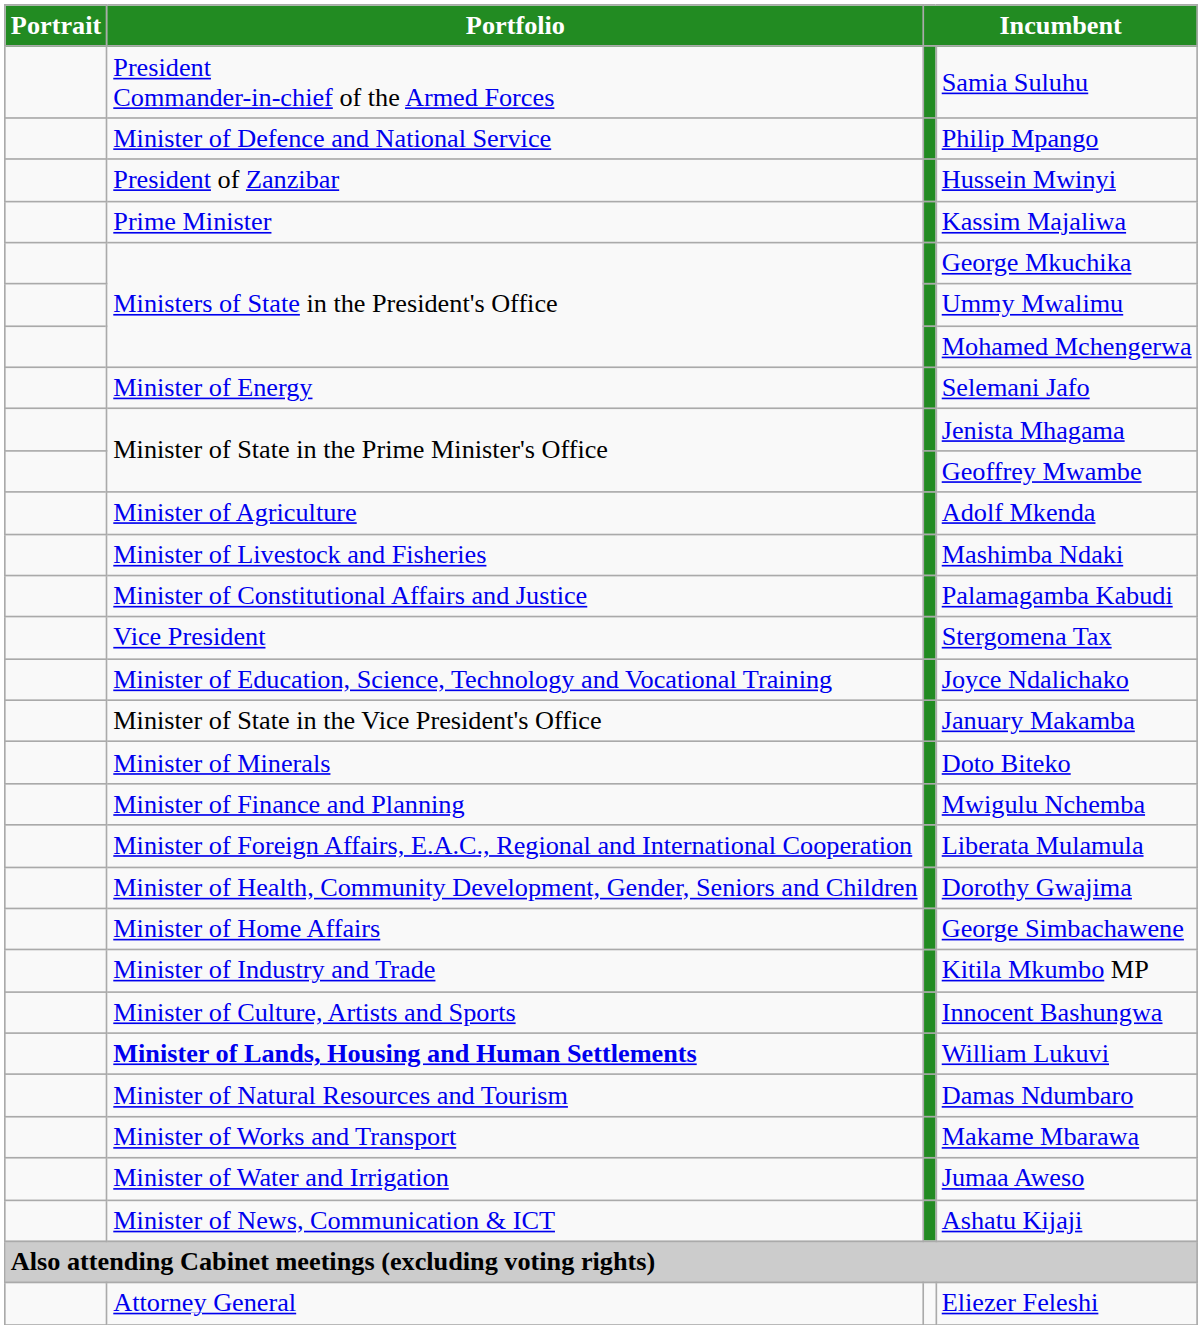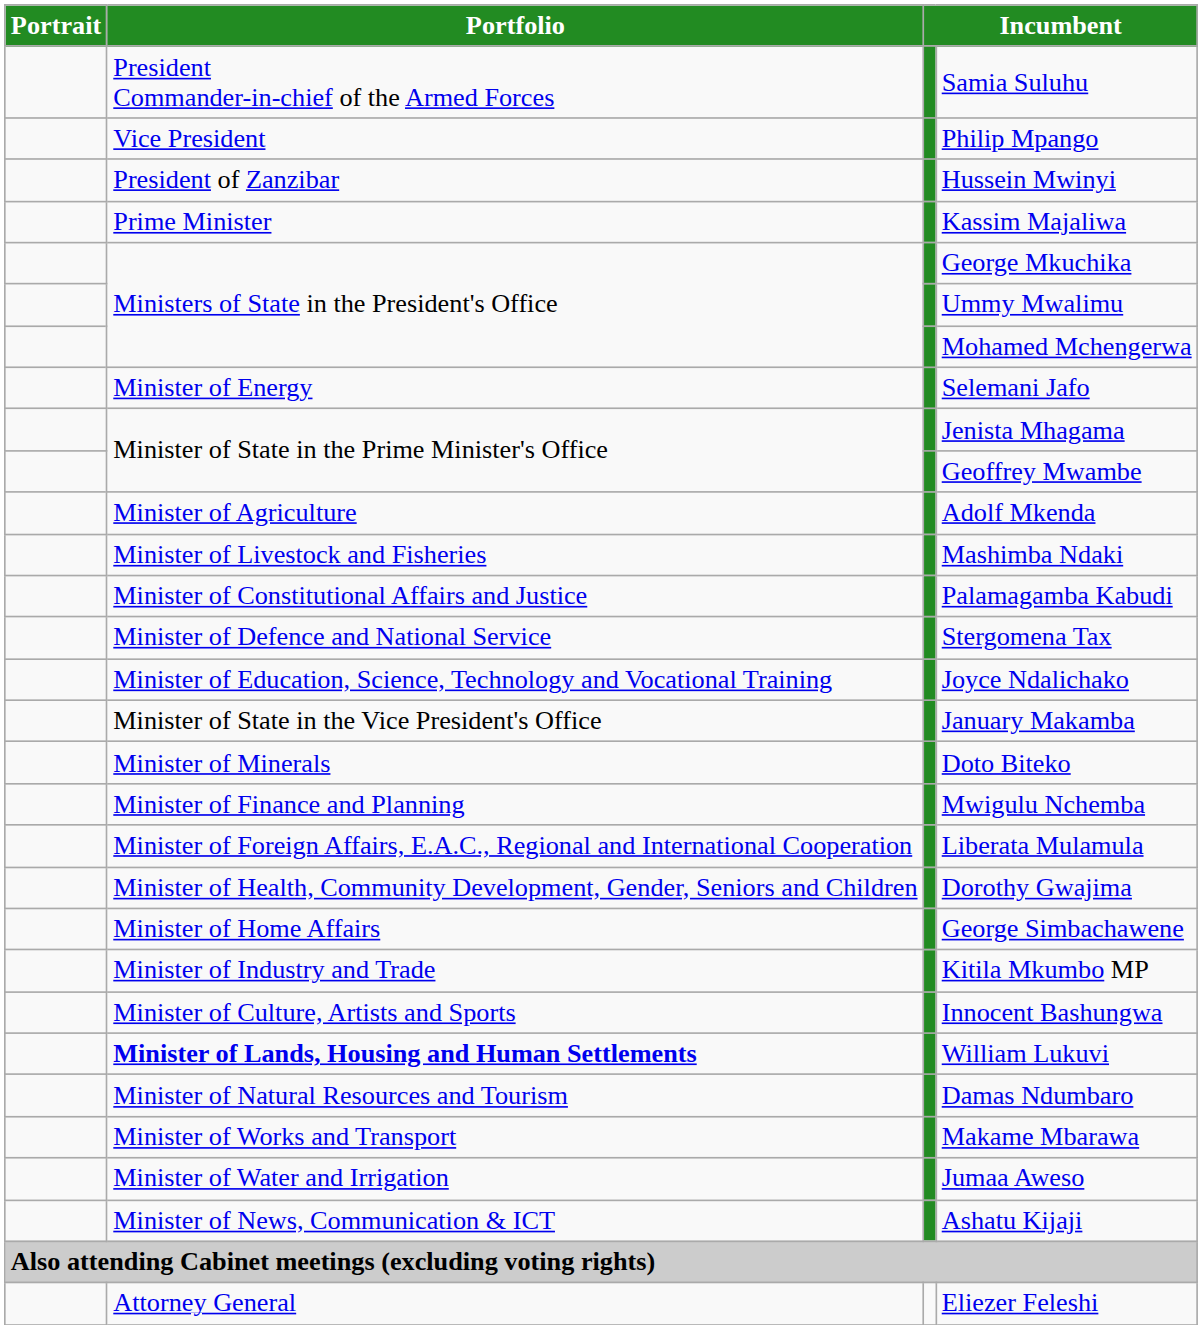(332, 138) Minister of Defence and National Service -> (189, 138) Vice President
(189, 637) Vice President -> (332, 637) Minister of Defence and National Service
